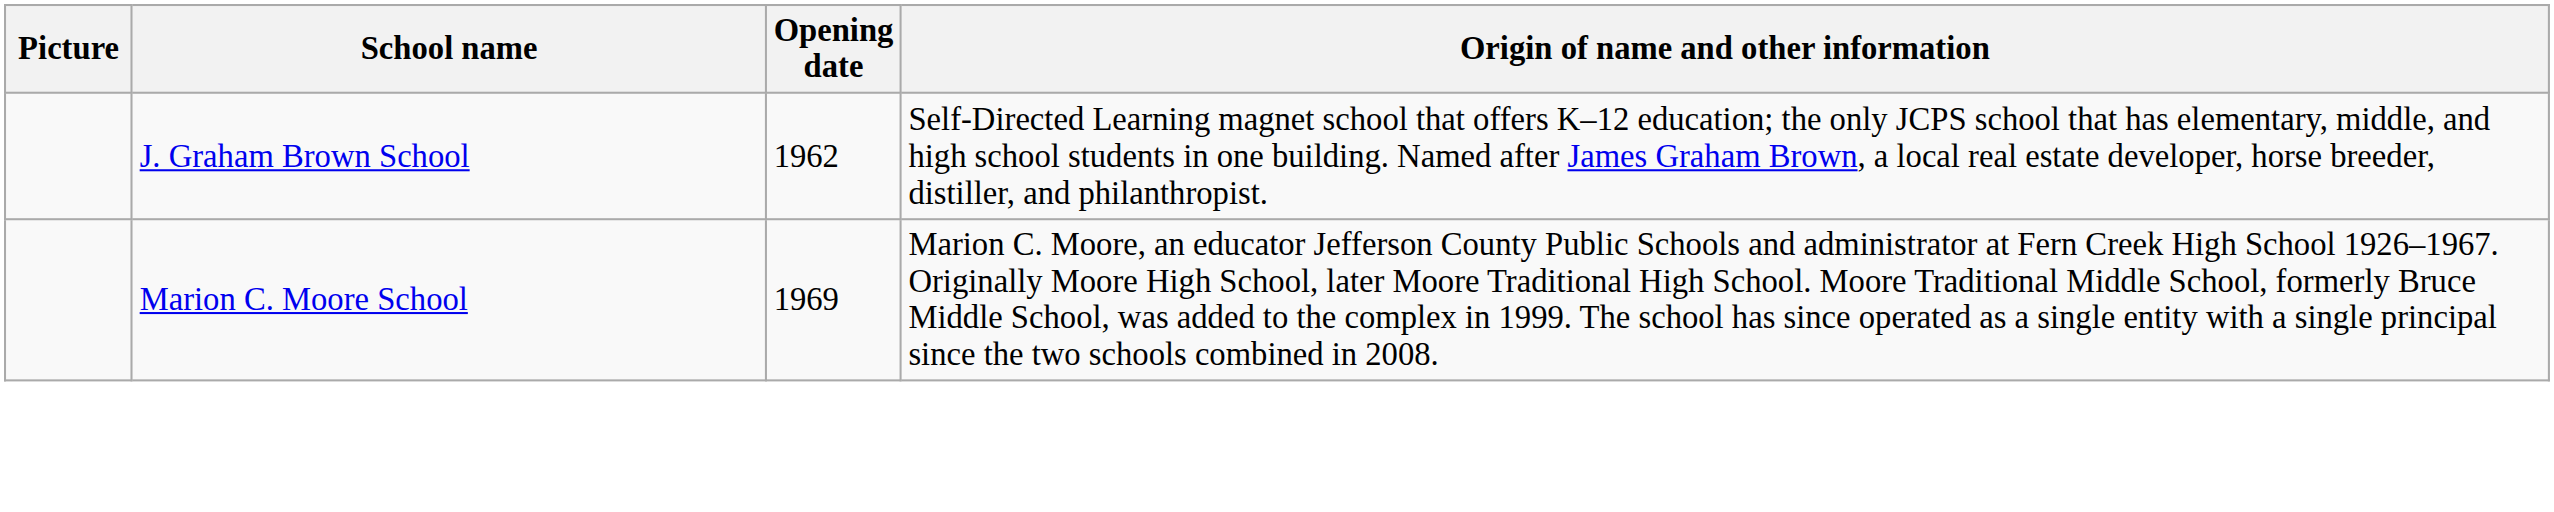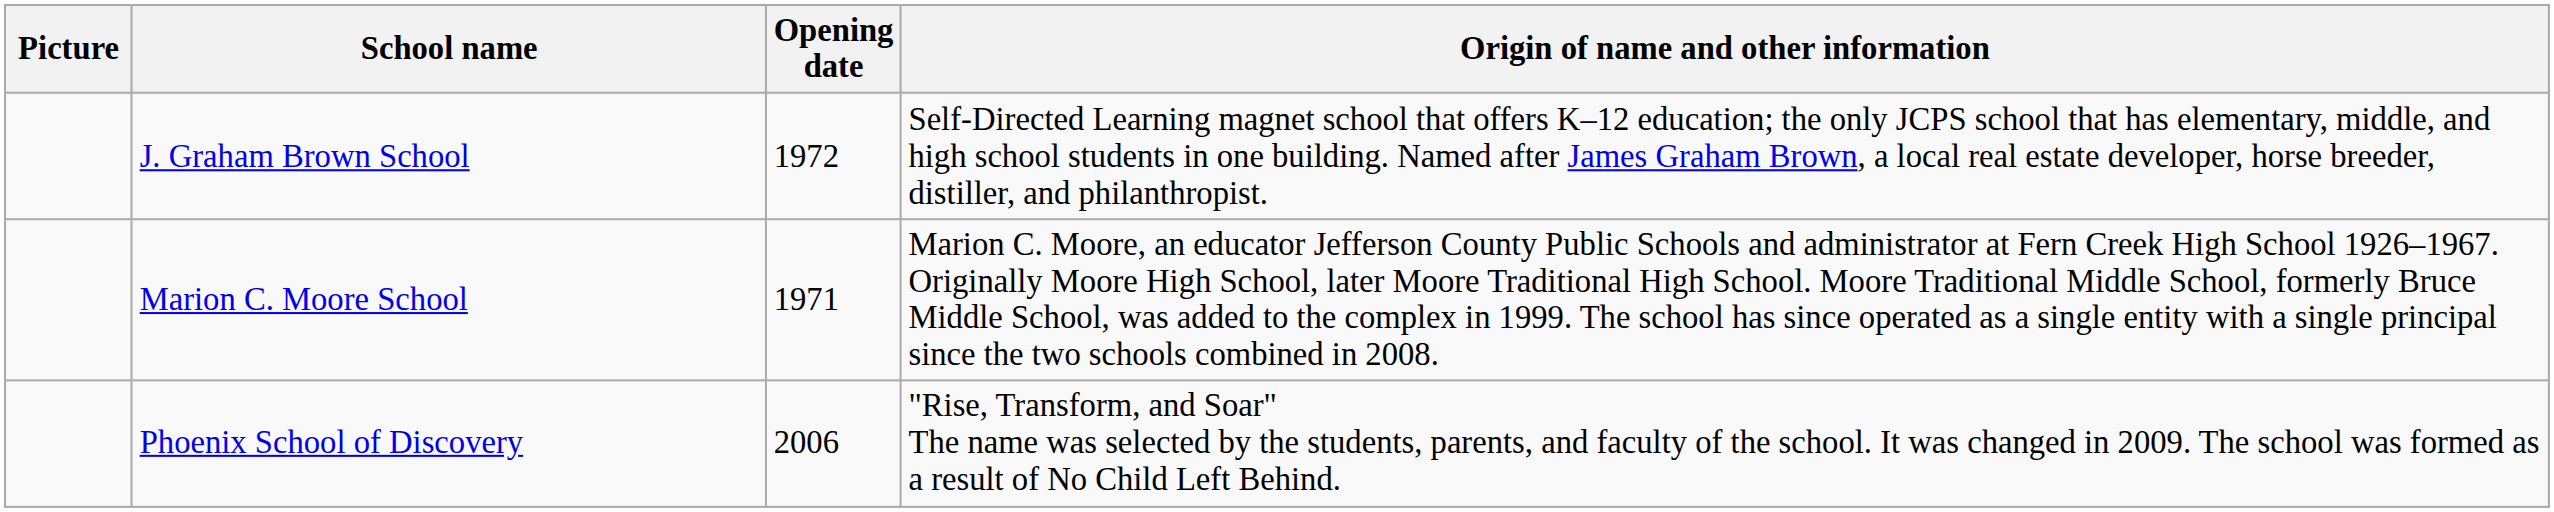(806, 155) 1962 -> (806, 155) 1972
(806, 299) 1969 -> (806, 299) 1971
+ row: (331, 442)
